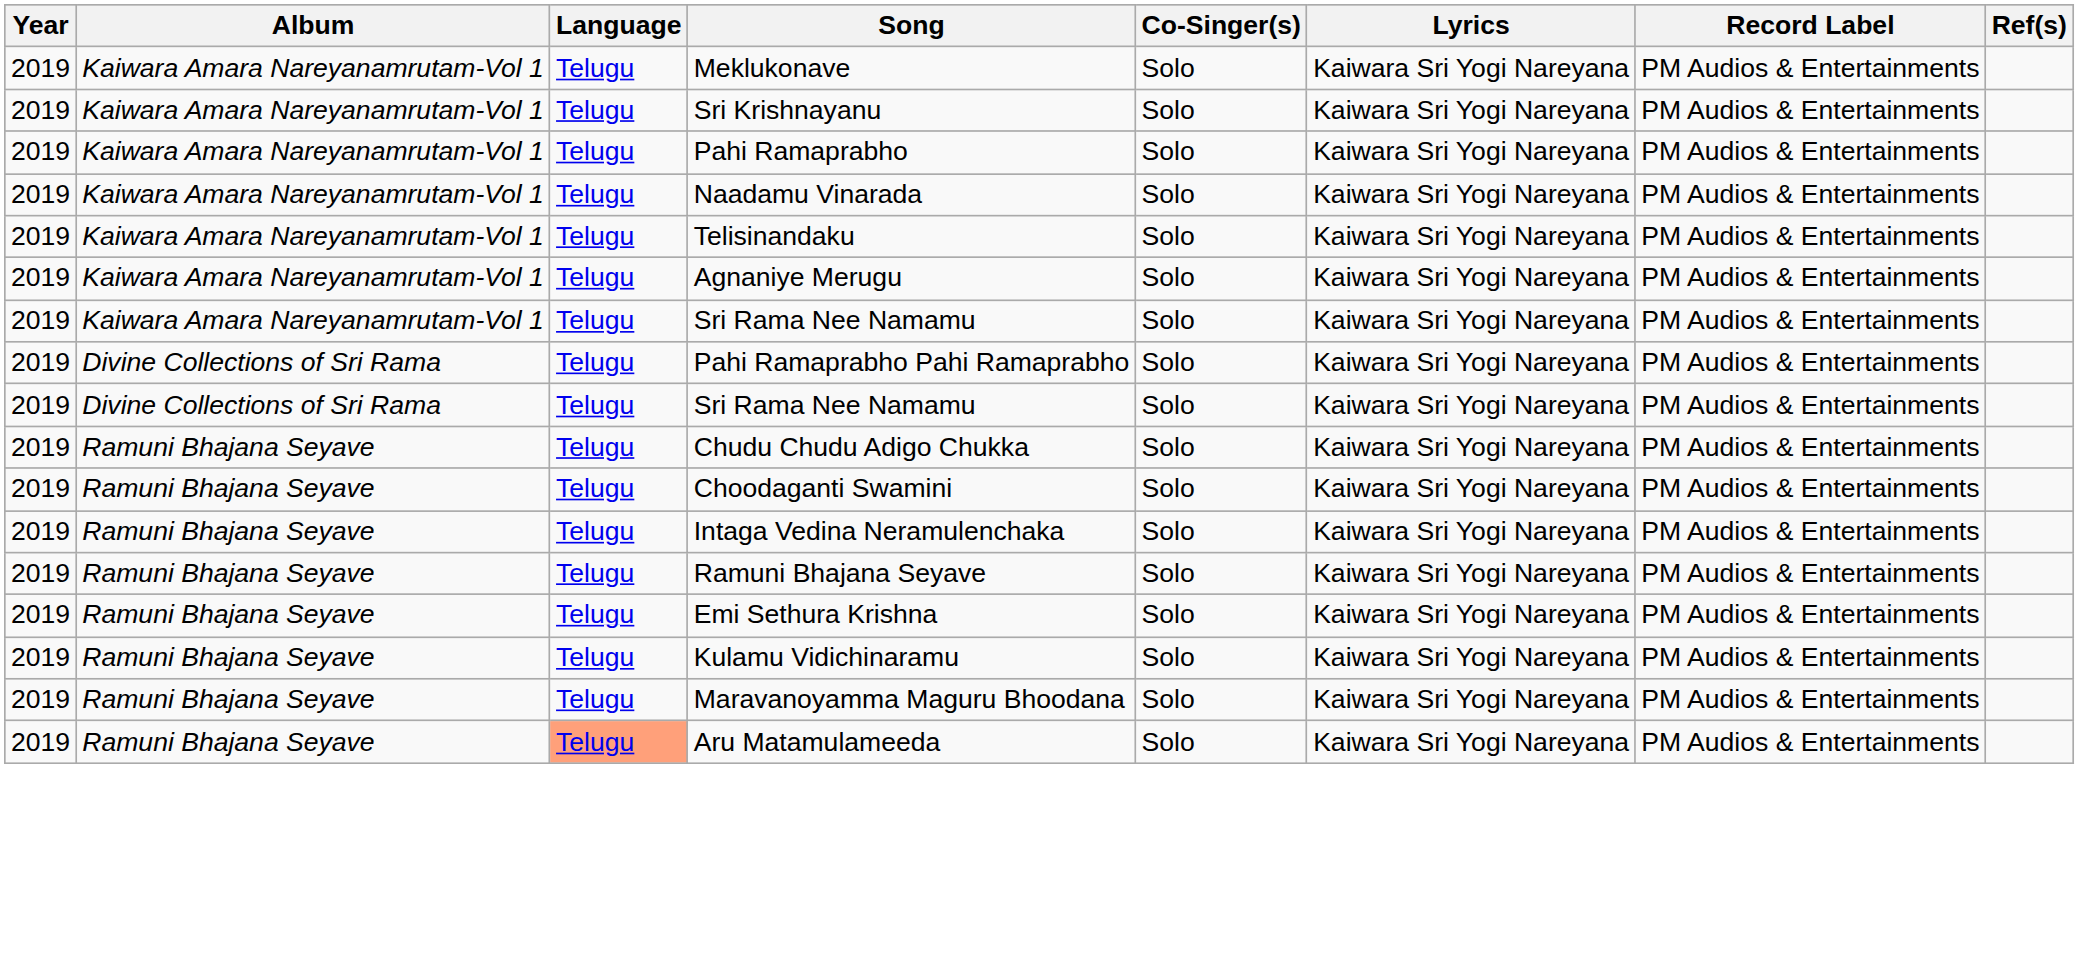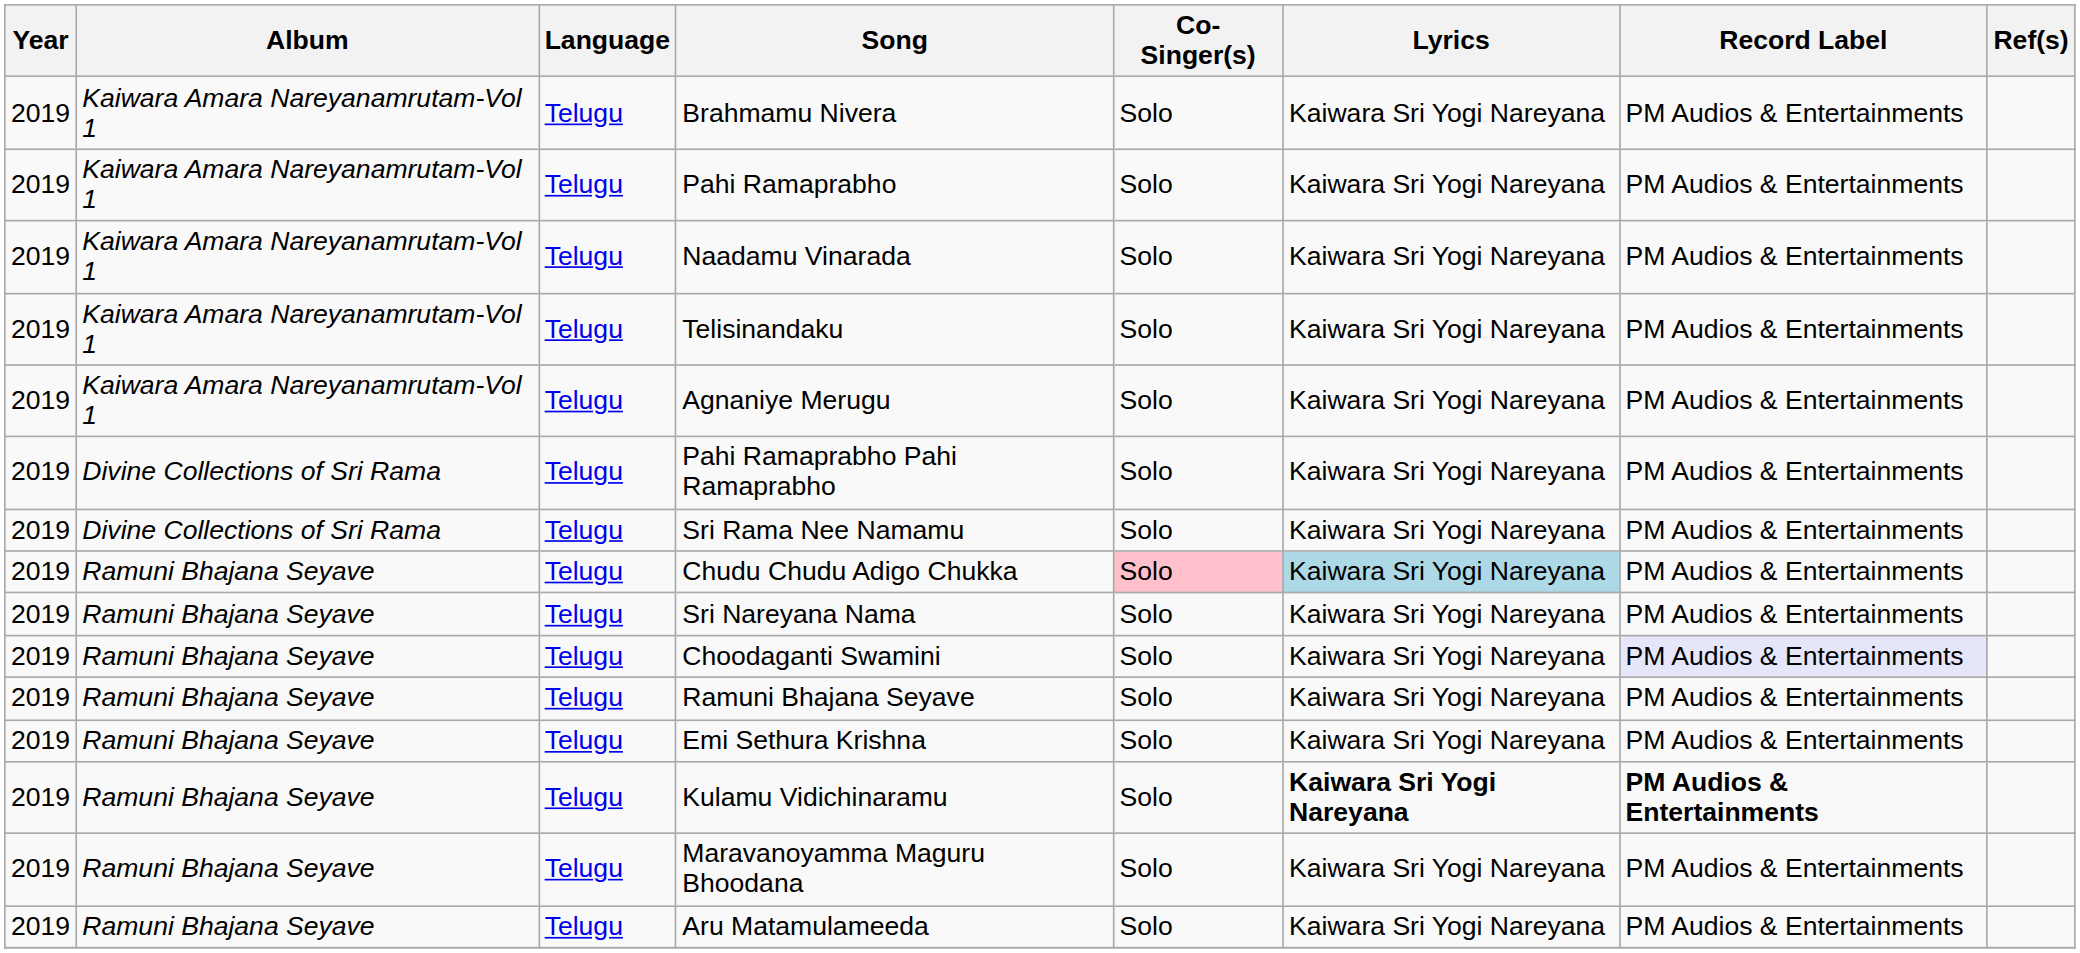- row: (313, 67)
- row: (313, 109)
+ row: (302, 112)
- row: (313, 320)
(1168, 446) no background -> (1146, 571) pink background
(1471, 446) no background -> (1447, 571) lightblue background
+ row: (228, 613)
(1810, 488) no background -> (1795, 655) lavender background
- row: (228, 531)
(1471, 657) normal -> (1393, 797) bold
(1810, 657) normal -> (1722, 797) bold
(595, 741) lightsalmon background -> (584, 926) no background
